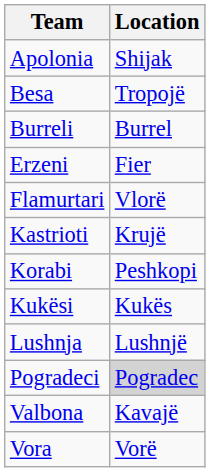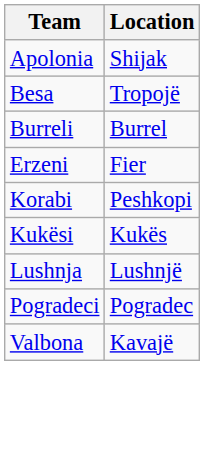- row: (57, 199)
- row: (49, 235)
(156, 377) lightgrey background -> (151, 306) no background
- row: (31, 448)
